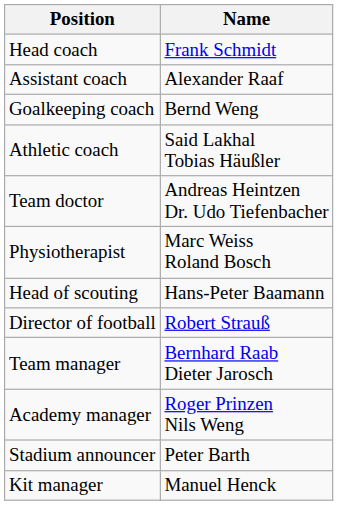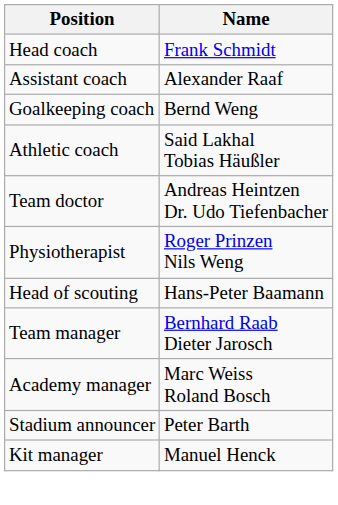(218, 252) Marc Weiss Roland Bosch -> (218, 252) Roger Prinzen Nils Weng
- row: (82, 322)
(219, 414) Roger Prinzen Nils Weng -> (217, 384) Marc Weiss Roland Bosch
